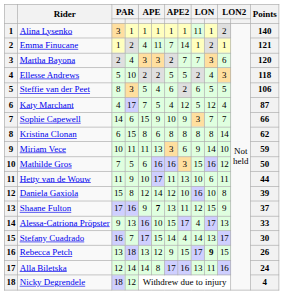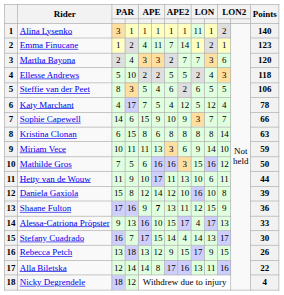(265, 45) 121 -> (265, 45) 123
(265, 104) 87 -> (265, 104) 78
(265, 134) 62 -> (265, 134) 63
(265, 208) 37 -> (265, 208) 36
(211, 252) bold -> (211, 252) normal
(265, 267) 24 -> (265, 267) 22
